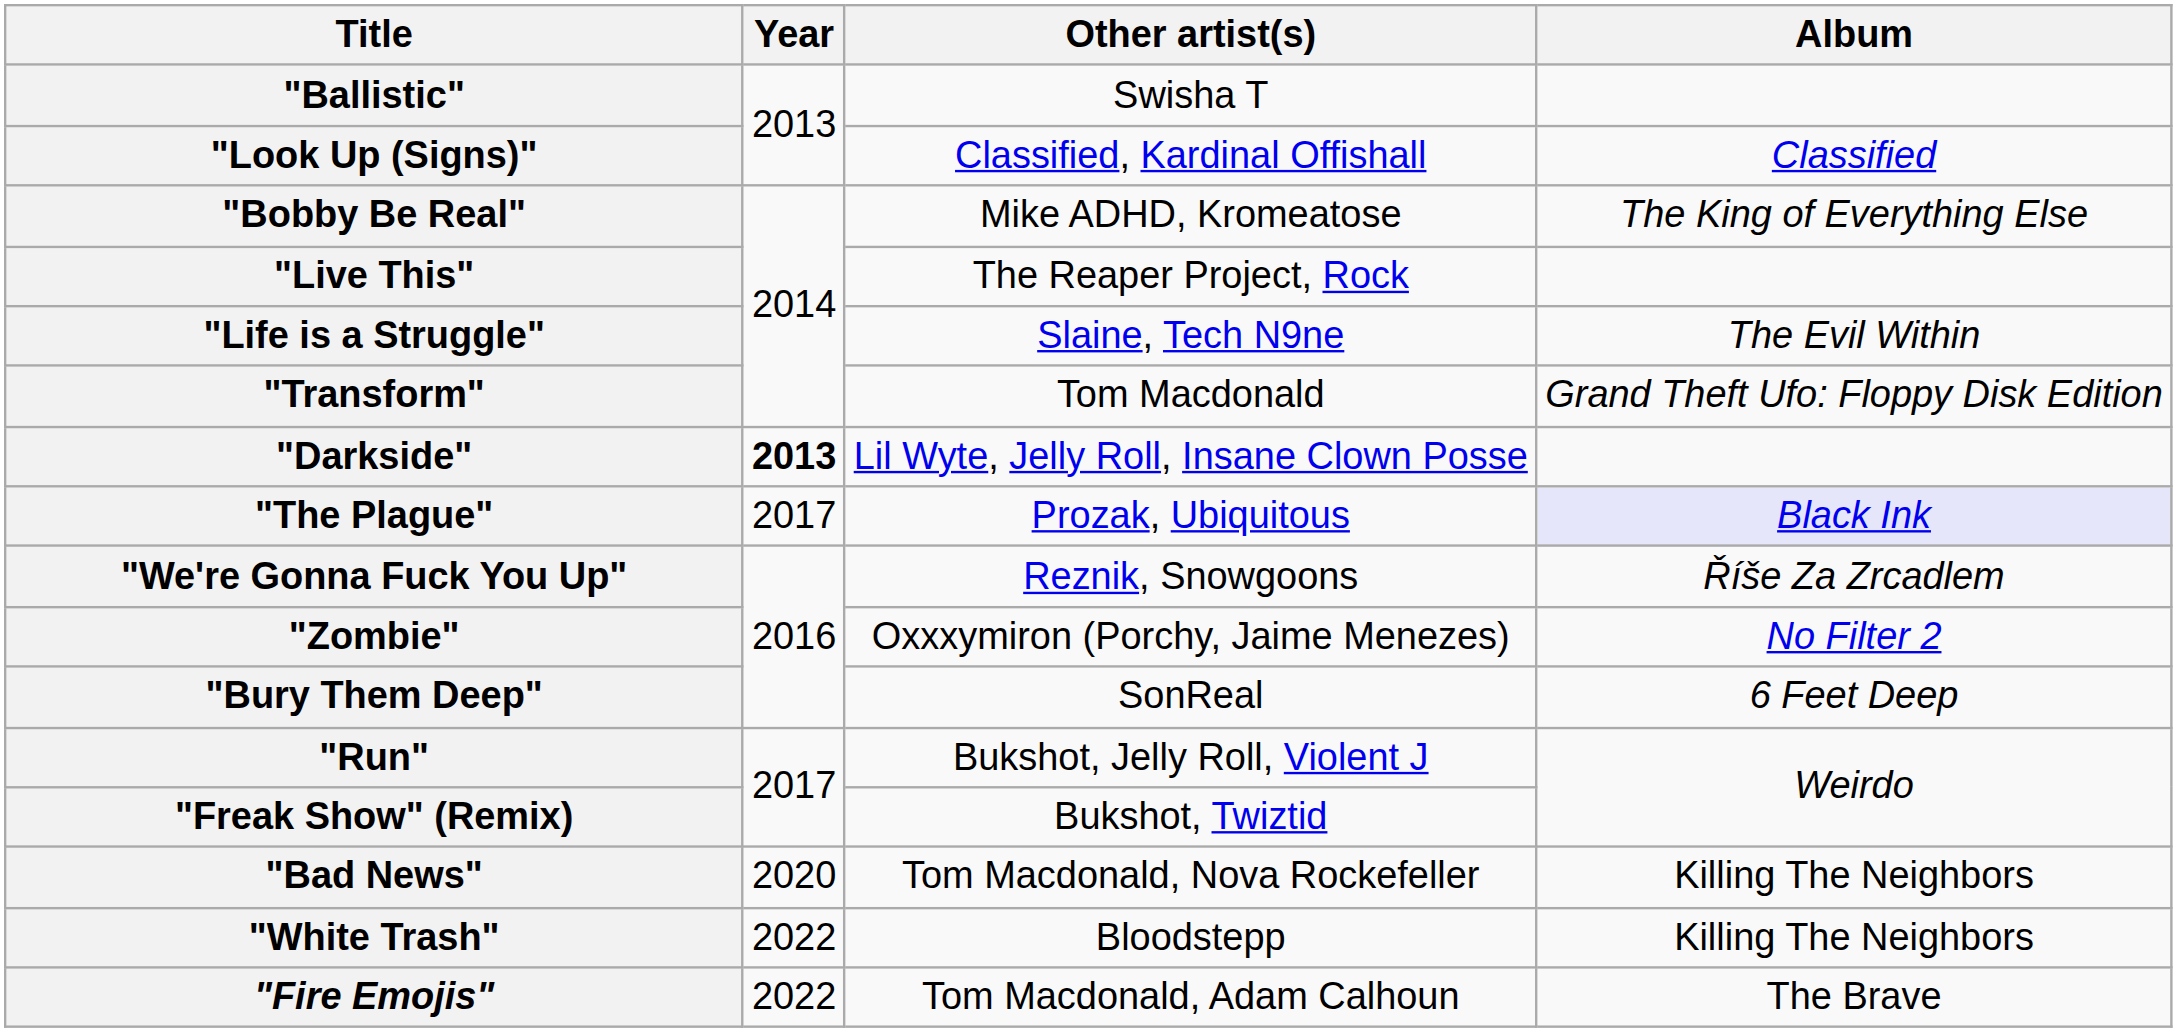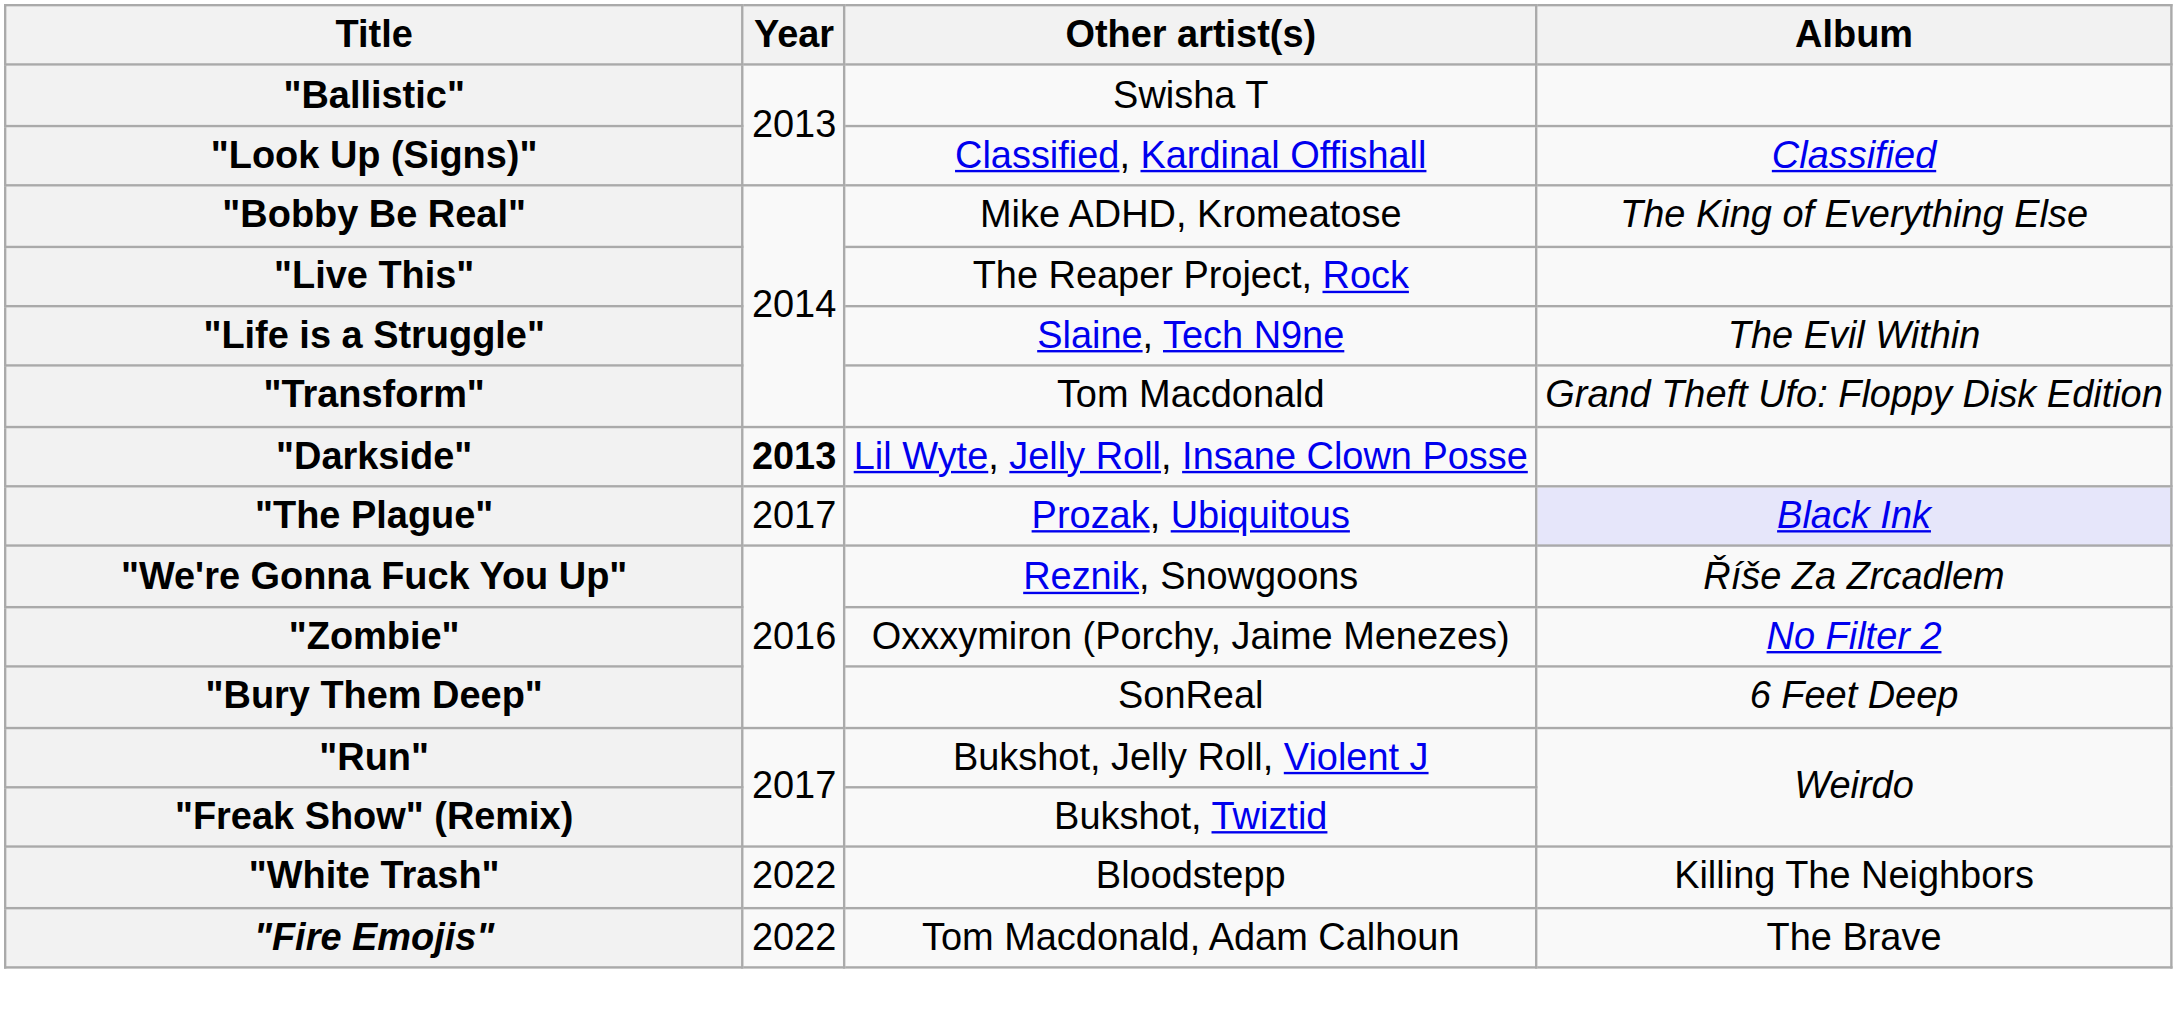- row: (374, 876)
